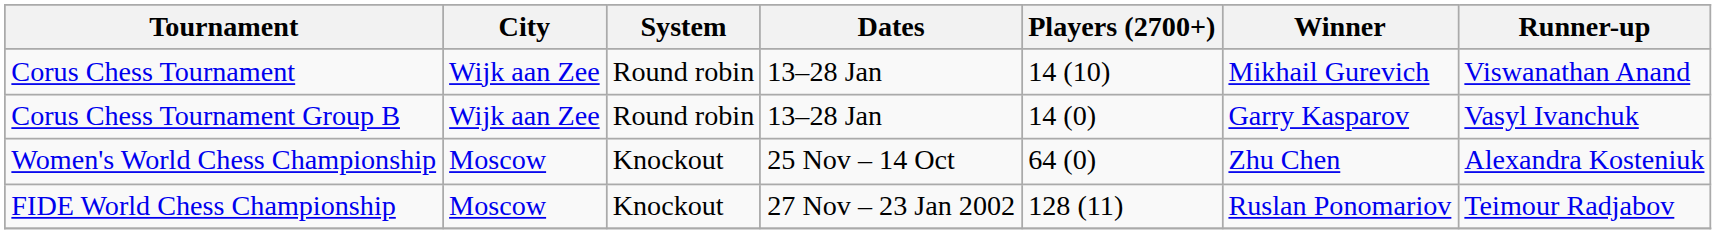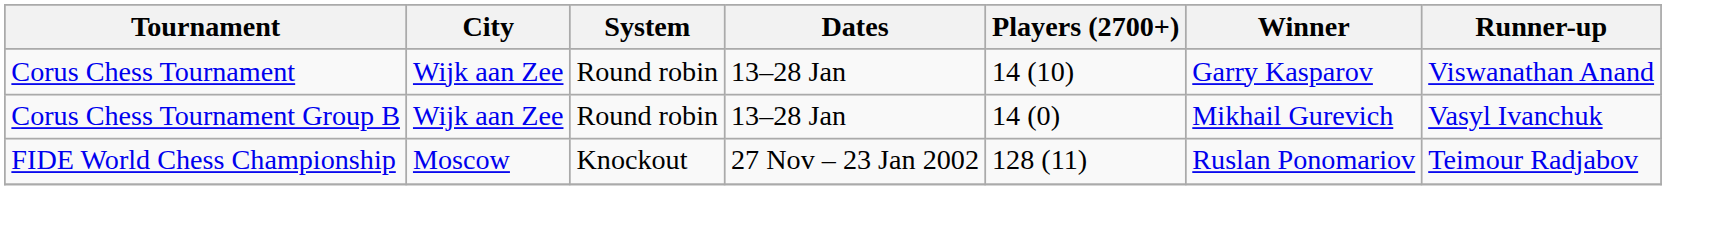(1329, 71) Mikhail Gurevich -> (1283, 71) Garry Kasparov
(1319, 116) Garry Kasparov -> (1293, 116) Mikhail Gurevich
- row: (224, 160)
